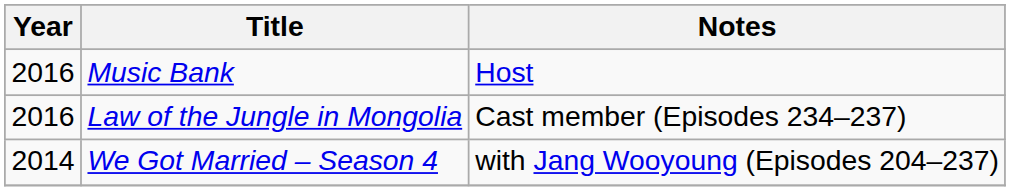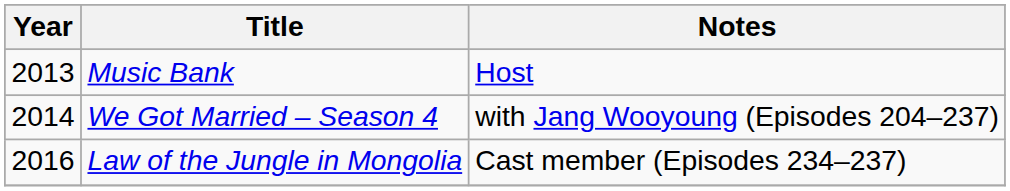(43, 71) 2016 -> (43, 71) 2013
rows swapped: (263, 161) <-> (275, 116)
